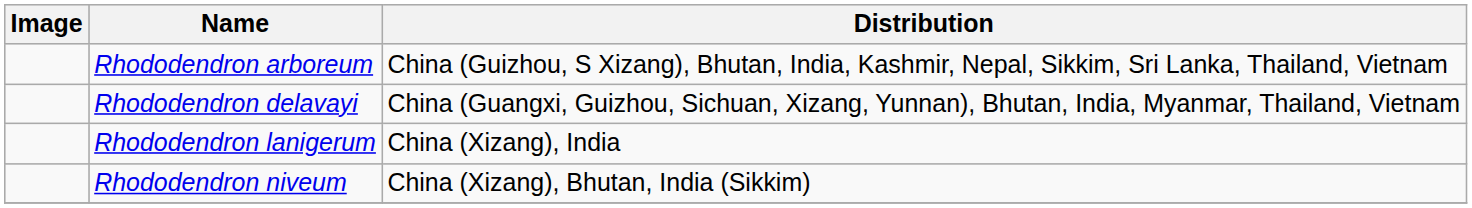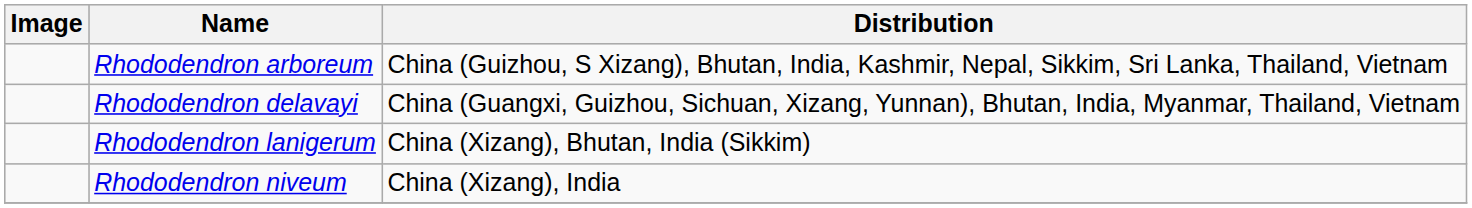(504, 143) China (Xizang), India -> (599, 143) China (Xizang), Bhutan, India (Sikkim)
(599, 182) China (Xizang), Bhutan, India (Sikkim) -> (504, 182) China (Xizang), India
